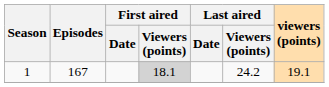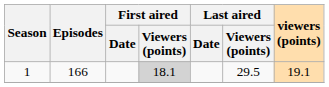(78, 72) 167 -> (78, 72) 166
(248, 72) 24.2 -> (248, 72) 29.5
